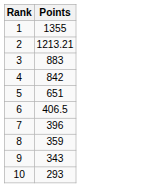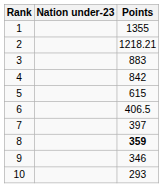+ column: (75, 12)
(55, 45) 1213.21 -> (138, 45) 1218.21
(55, 93) 651 -> (138, 93) 615
(55, 126) 396 -> (138, 126) 397
(55, 142) normal -> (138, 142) bold
(55, 158) 343 -> (138, 158) 346
